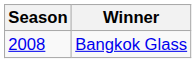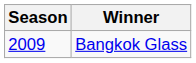(27, 44) 2008 -> (27, 44) 2009
